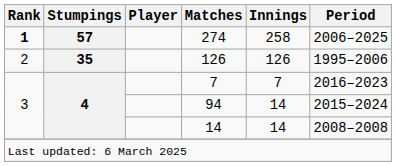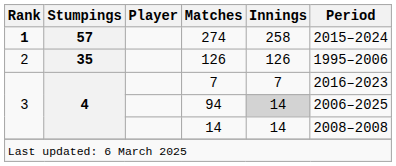(351, 38) 2006–2025 -> (351, 38) 2015–2024
(278, 106) no background -> (278, 106) lightgrey background
(351, 106) 2015–2024 -> (351, 106) 2006–2025
